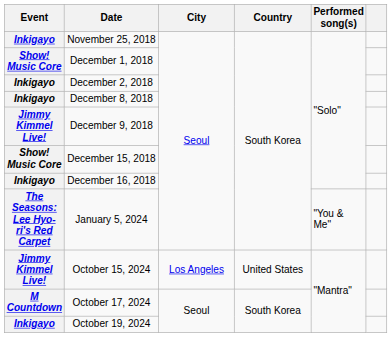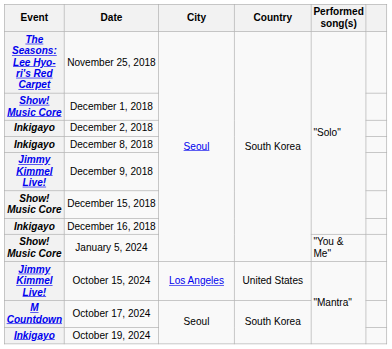(34, 39) Inkigayo -> (34, 62) The Seasons: Lee Hyo-ri's Red Carpet
(34, 219) The Seasons: Lee Hyo-ri's Red Carpet -> (34, 248) Show! Music Core
